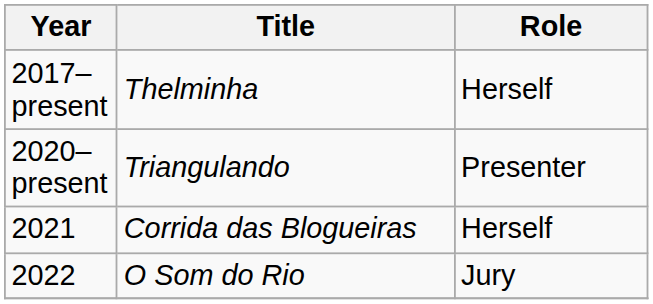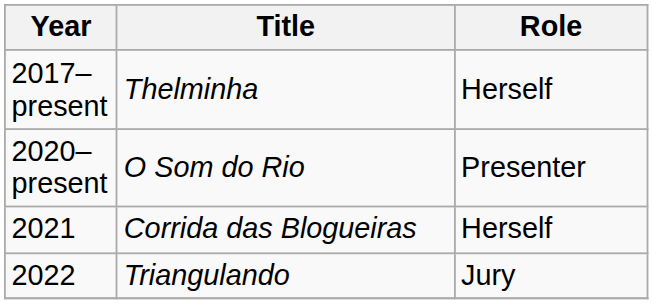(207, 167) Triangulando -> (214, 167) O Som do Rio
(214, 274) O Som do Rio -> (207, 274) Triangulando
